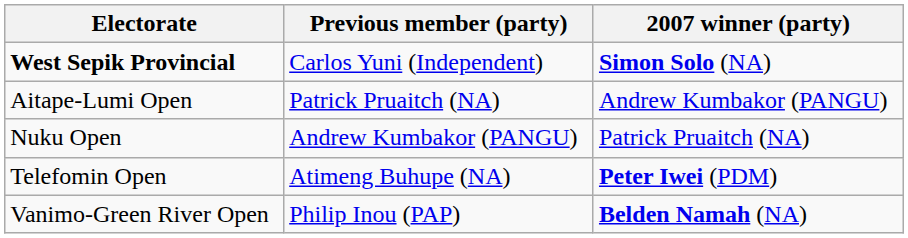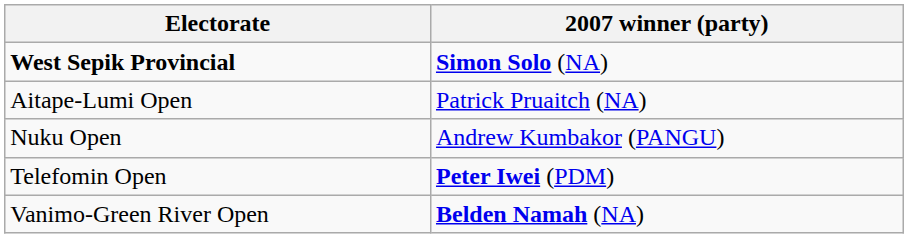- column: (439, 23)
(743, 99) Andrew Kumbakor (PANGU) -> (541, 99) Patrick Pruaitch (NA)
(704, 137) Patrick Pruaitch (NA) -> (580, 137) Andrew Kumbakor (PANGU)
